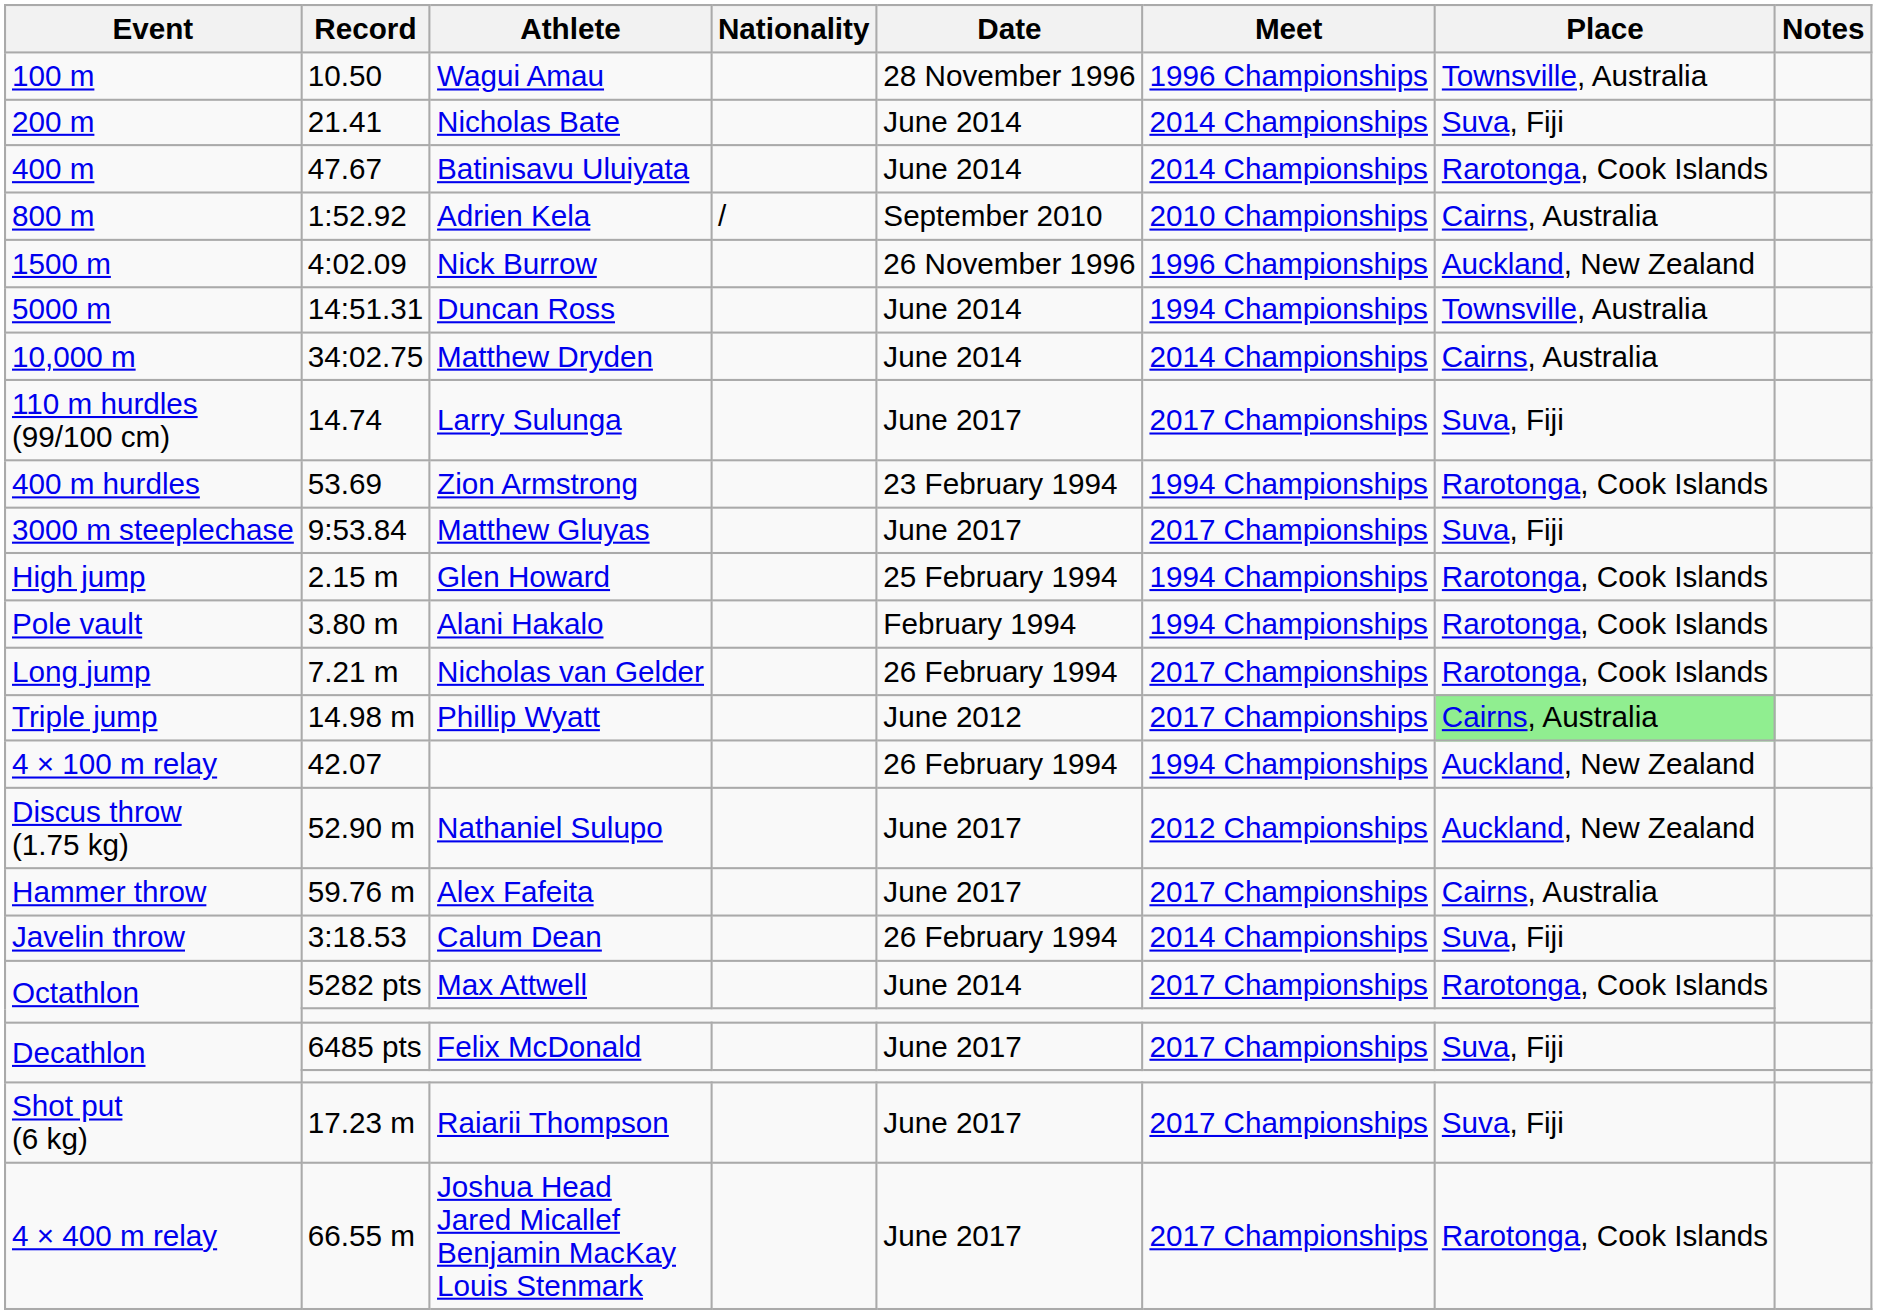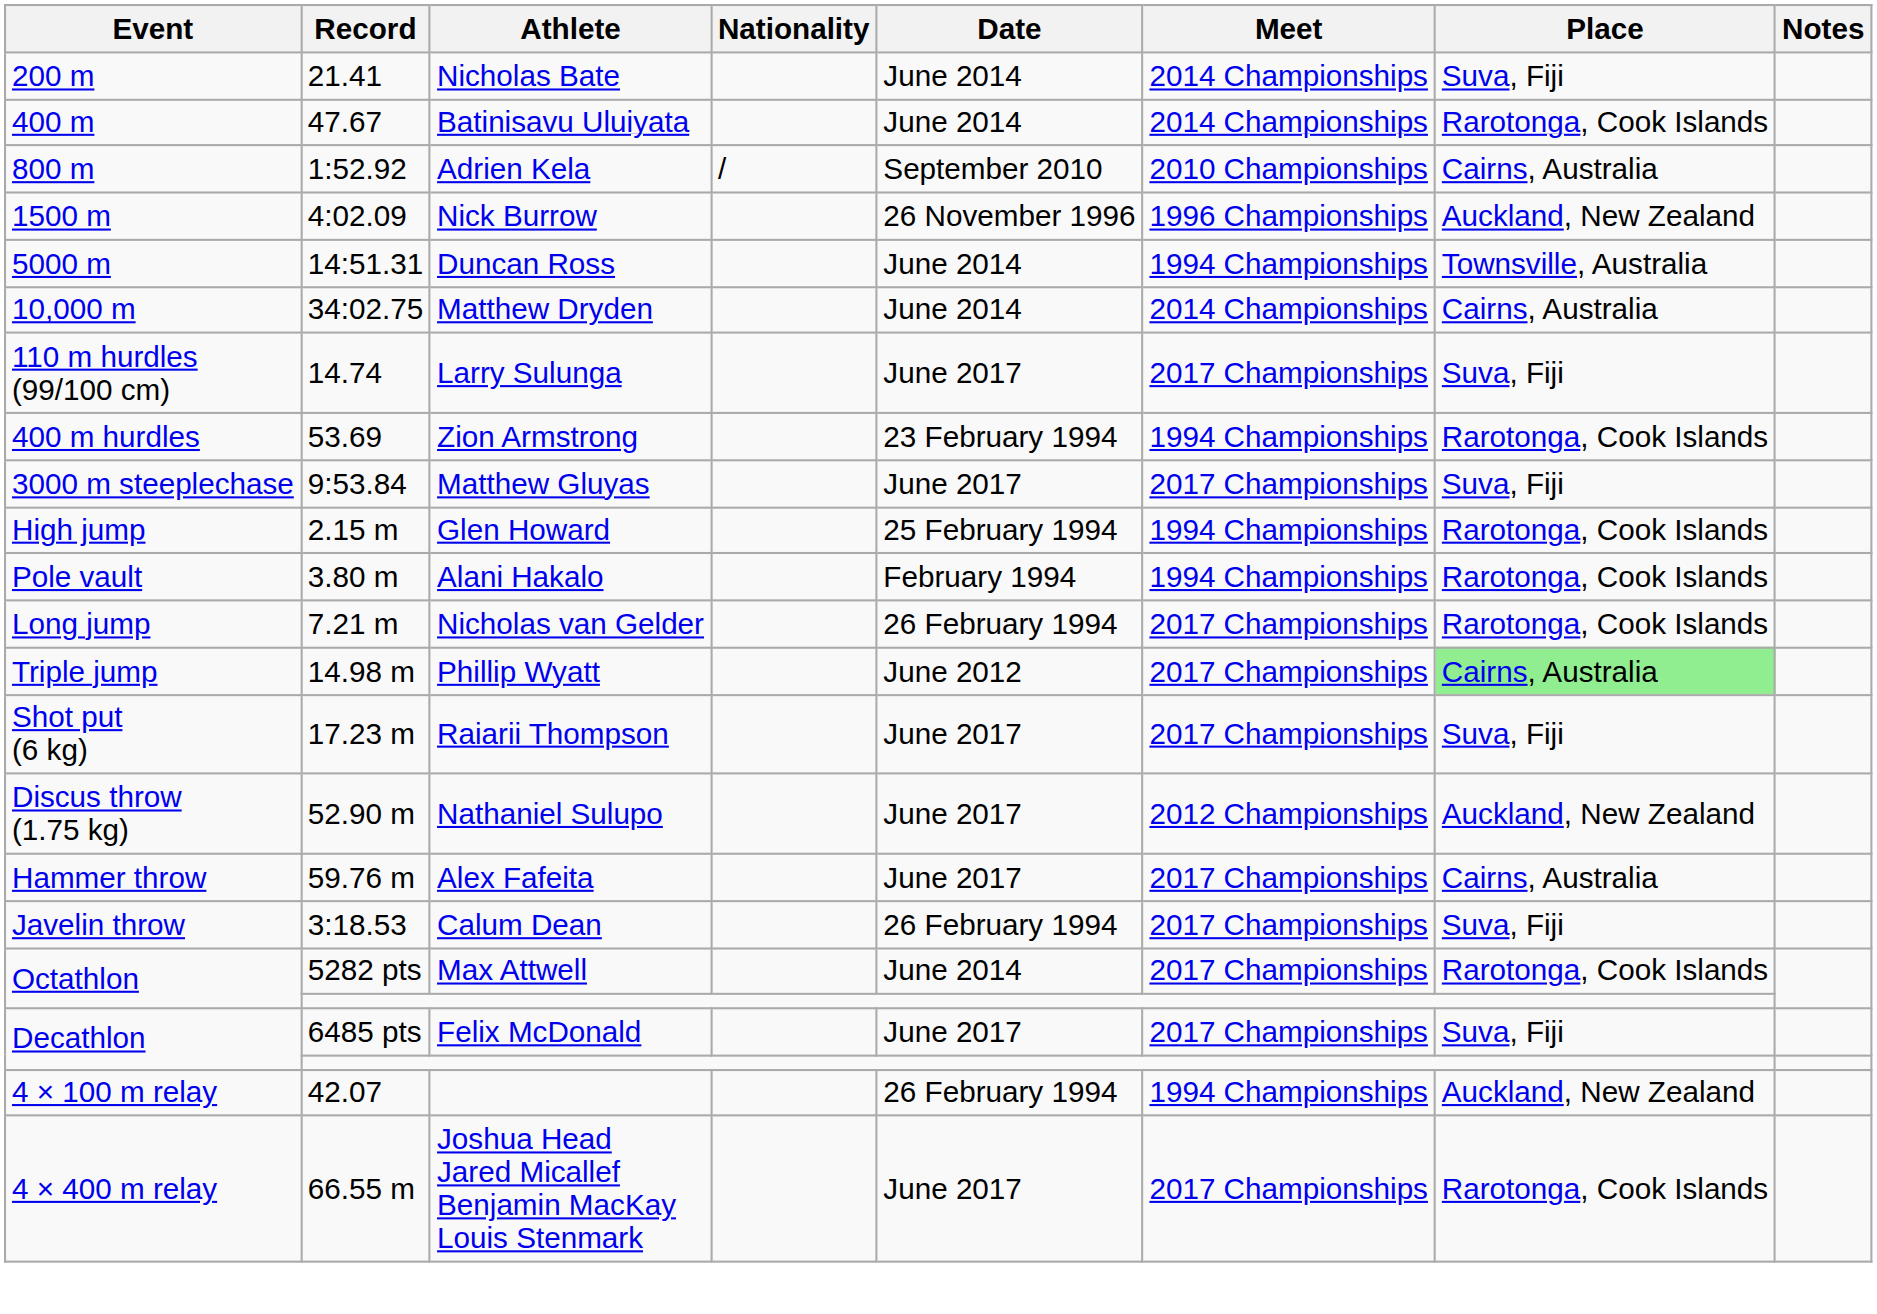- row: (53, 76)
rows swapped: (67, 1123) <-> (115, 765)
(1289, 938) 2014 Championships -> (1289, 924) 2017 Championships
